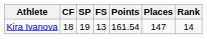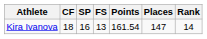(85, 27) 19 -> (85, 27) 16
